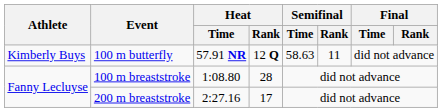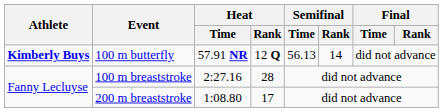(46, 56) normal -> (48, 56) bold
(300, 56) 58.63 -> (302, 56) 56.13
(334, 56) 11 -> (336, 56) 14
(221, 76) 1:08.80 -> (223, 76) 2:27.16
(221, 97) 2:27.16 -> (223, 97) 1:08.80
